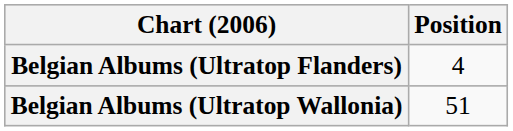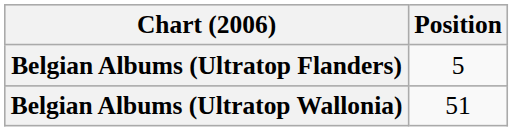(458, 65) 4 -> (458, 65) 5
